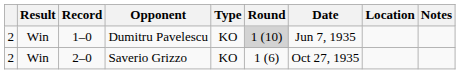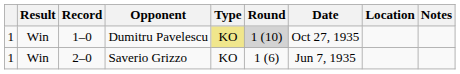(11, 37) 2 -> (11, 37) 1
(228, 37) no background -> (228, 37) khaki background
(325, 37) Jun 7, 1935 -> (325, 37) Oct 27, 1935
(11, 58) 2 -> (11, 58) 1
(325, 58) Oct 27, 1935 -> (325, 58) Jun 7, 1935
